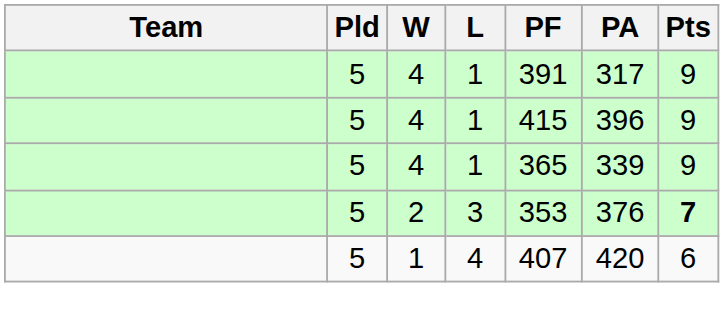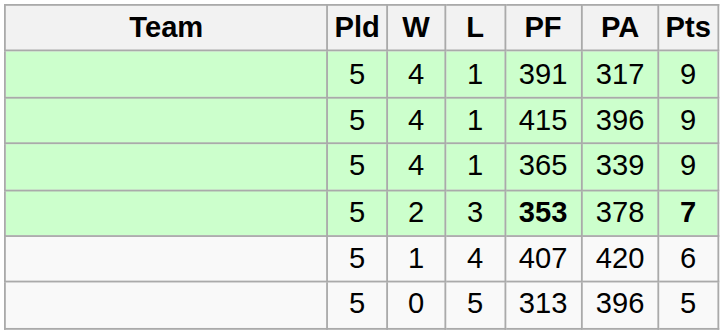(543, 212) normal -> (543, 212) bold
(620, 212) 376 -> (620, 212) 378
+ row: (416, 304)
